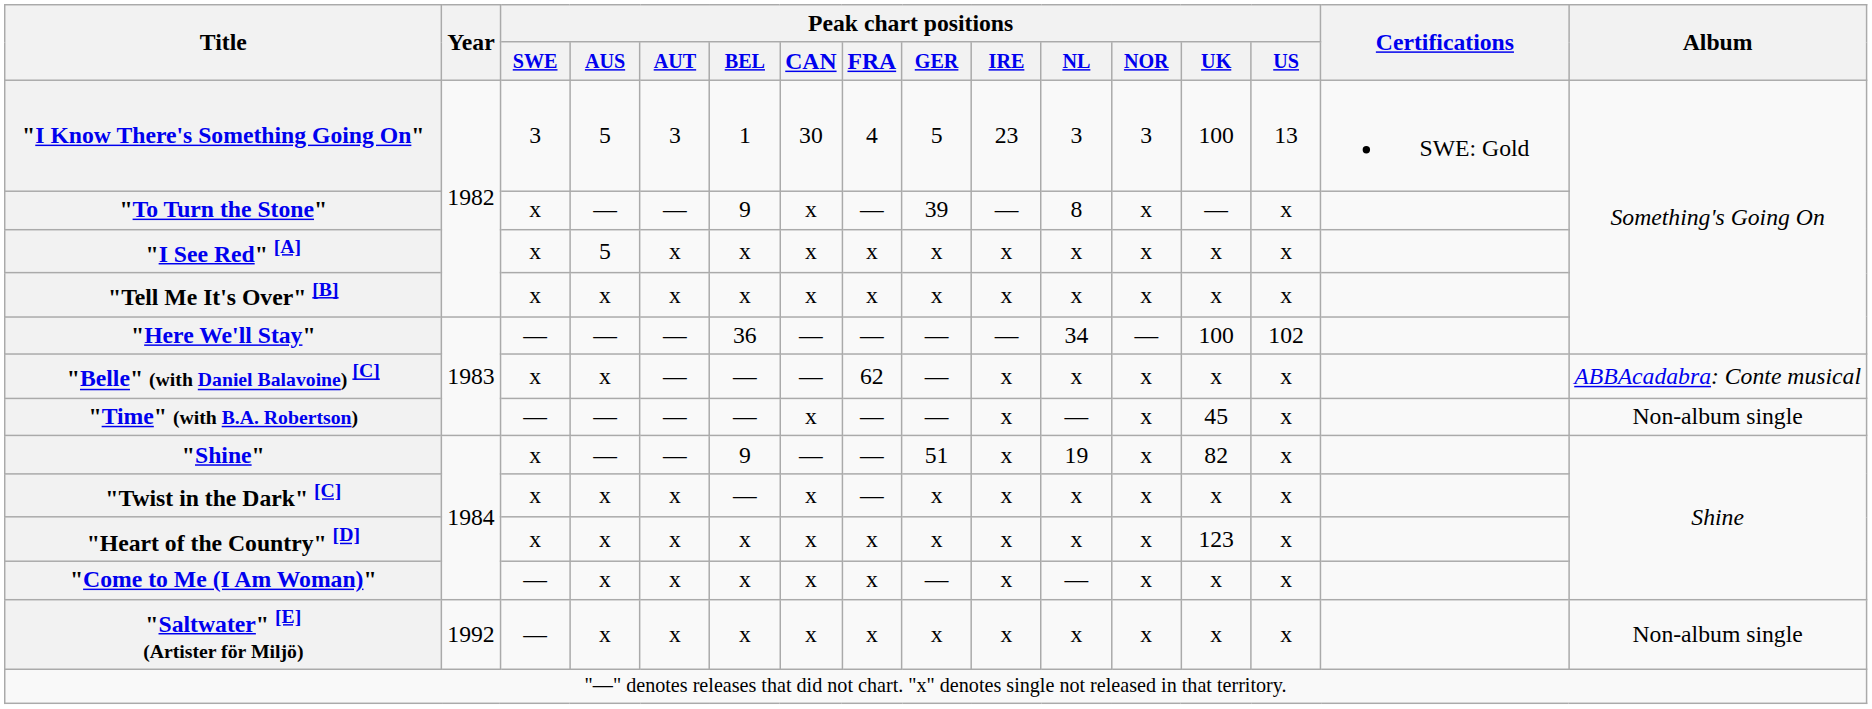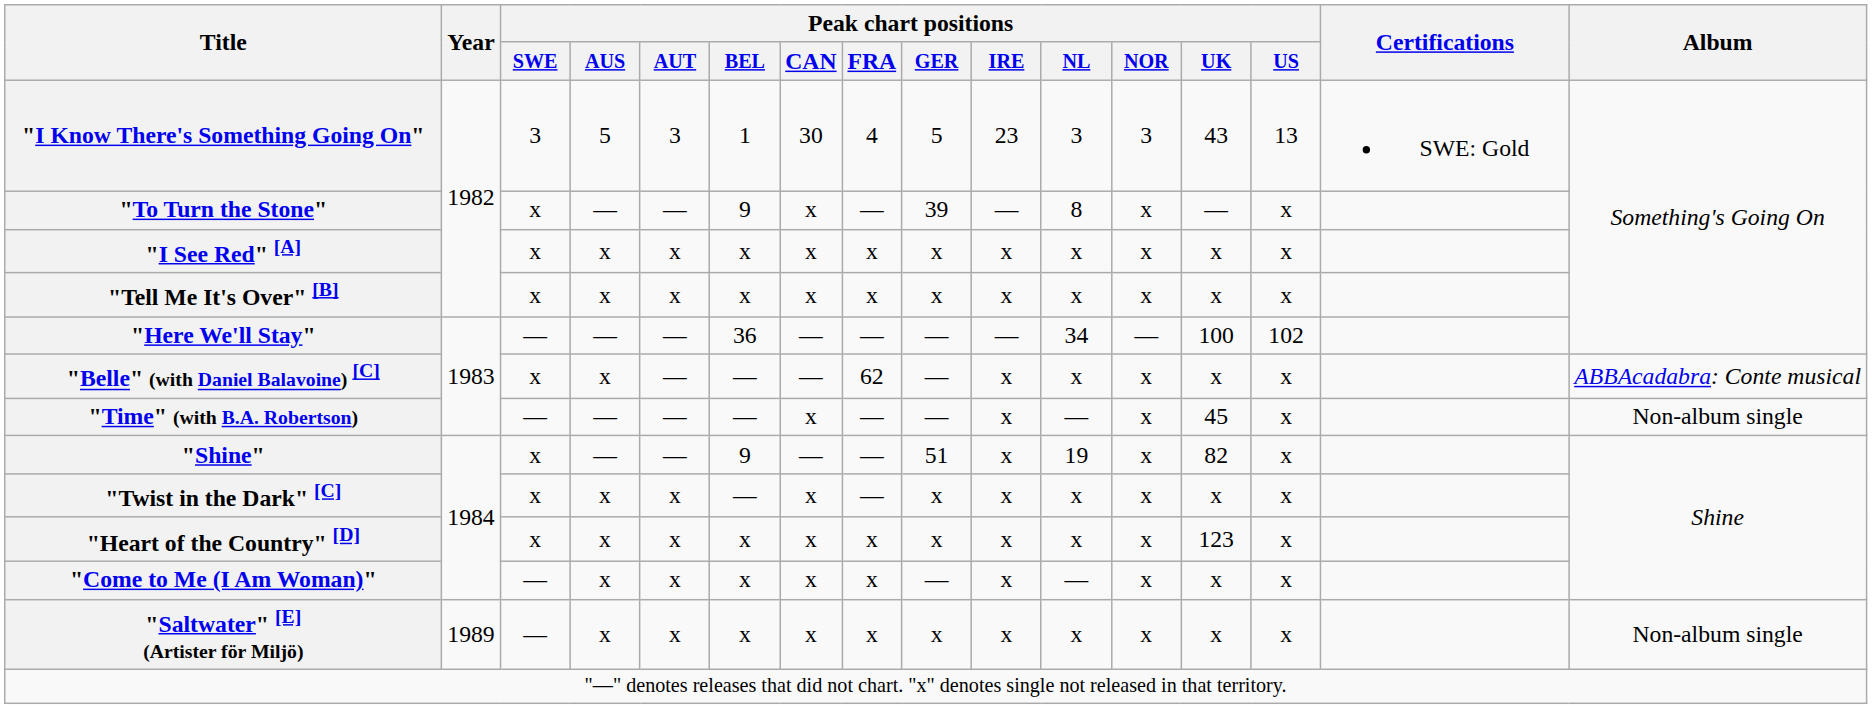(1216, 135) 100 -> (1216, 135) 43
(605, 250) 5 -> (605, 250) x
(471, 634) 1992 -> (471, 634) 1989
